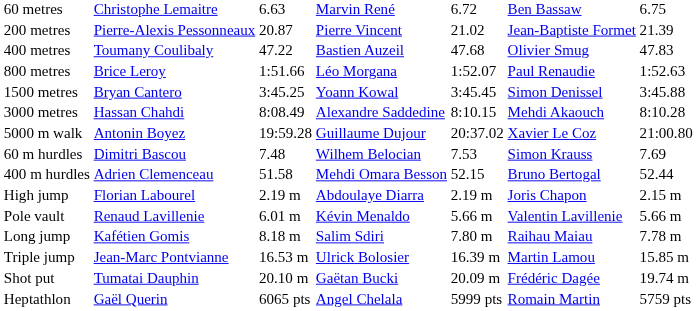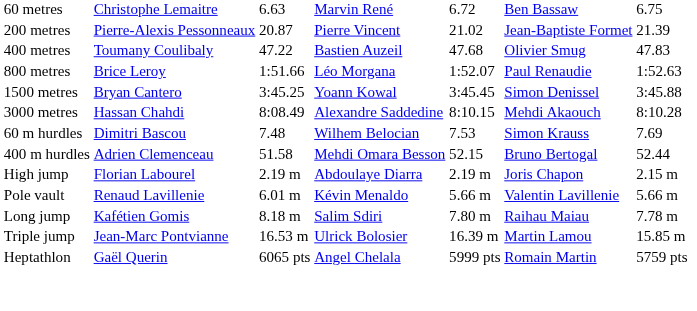- row: (43, 133)
- row: (29, 278)
